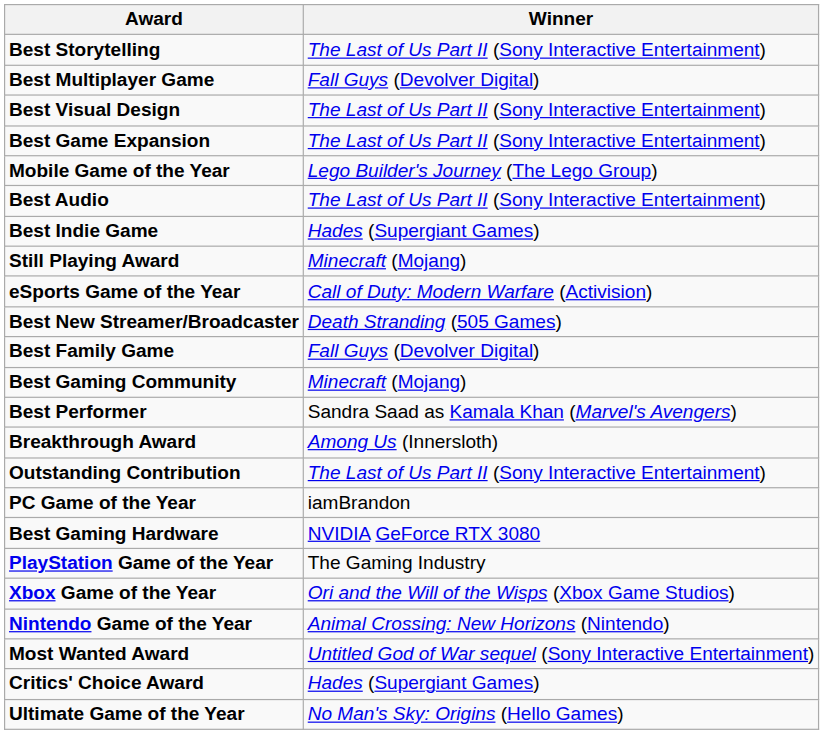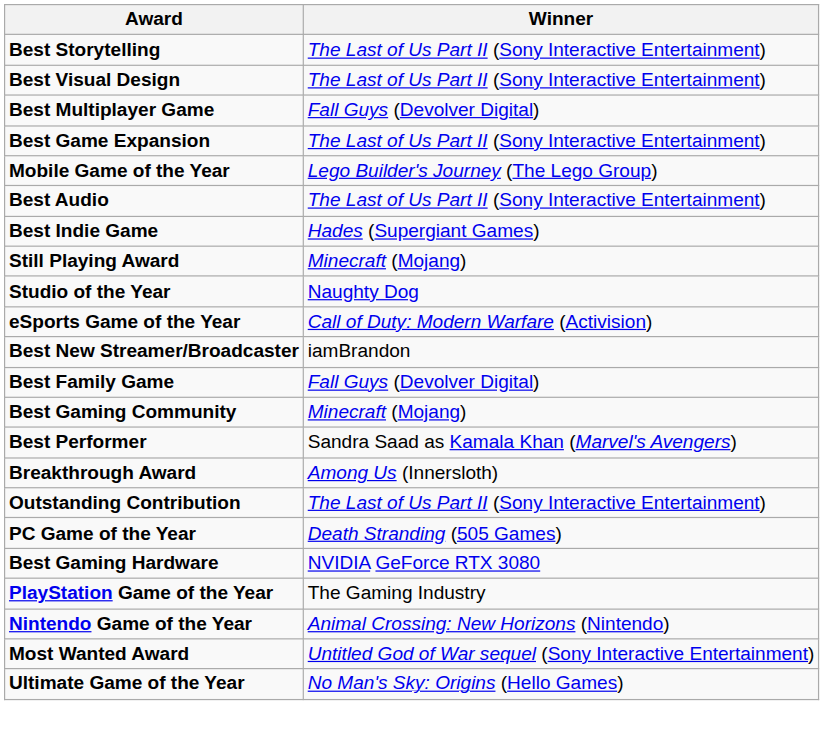rows swapped: (112, 79) <-> (95, 110)
+ row: (90, 291)
(435, 321) Death Stranding (505 Games) -> (359, 351) iamBrandon
(359, 502) iamBrandon -> (435, 532) Death Stranding (505 Games)
- row: (113, 593)
- row: (106, 683)
